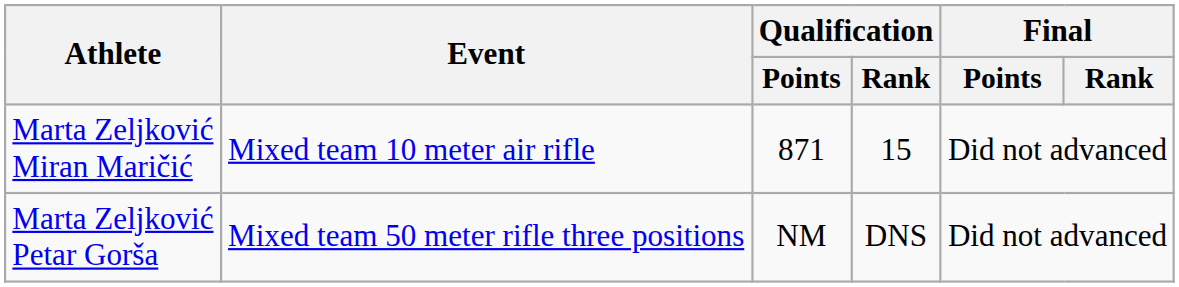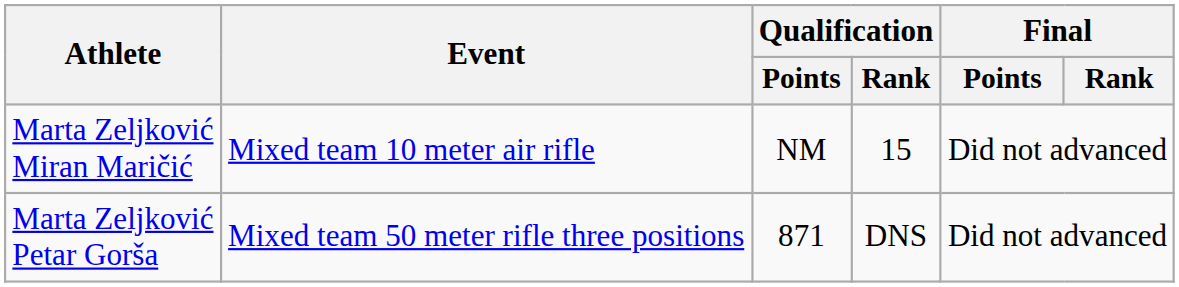(801, 148) 871 -> (801, 148) NM
(801, 236) NM -> (801, 236) 871
